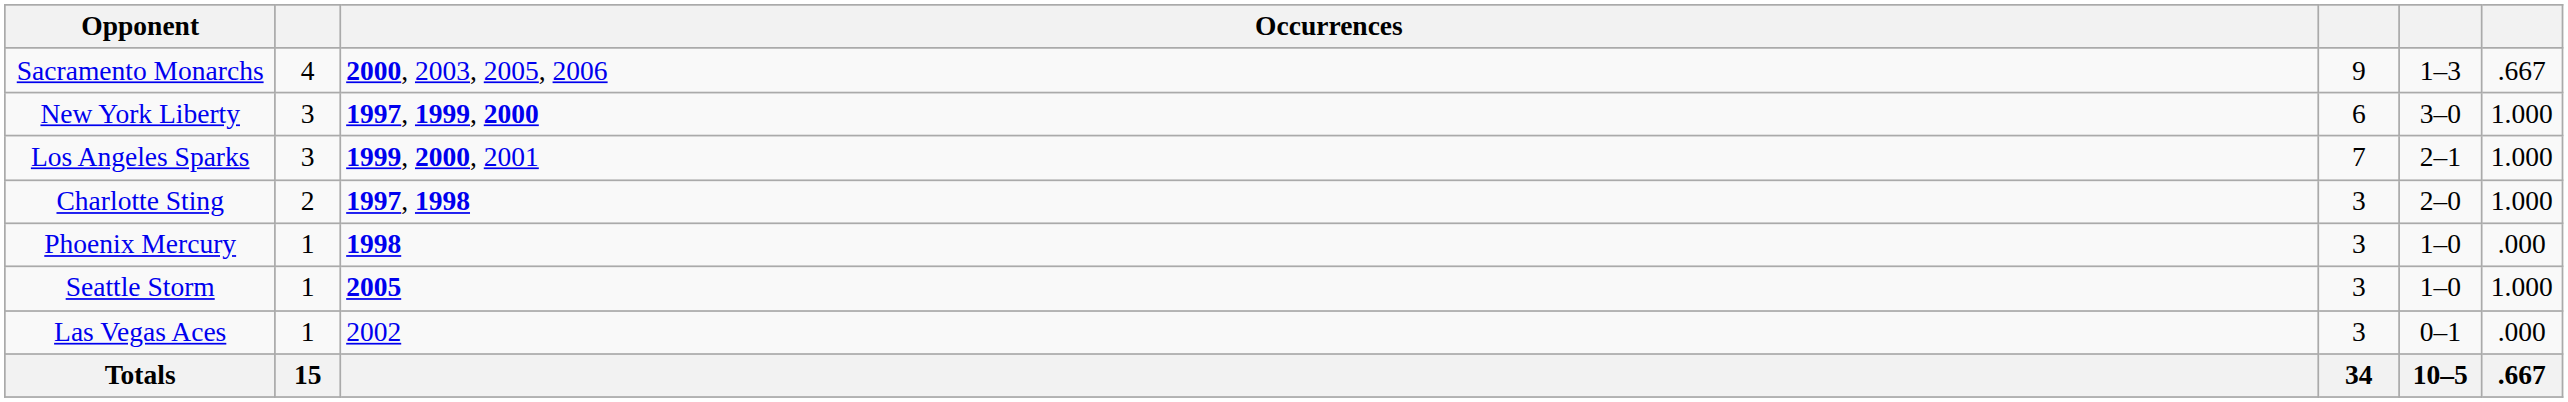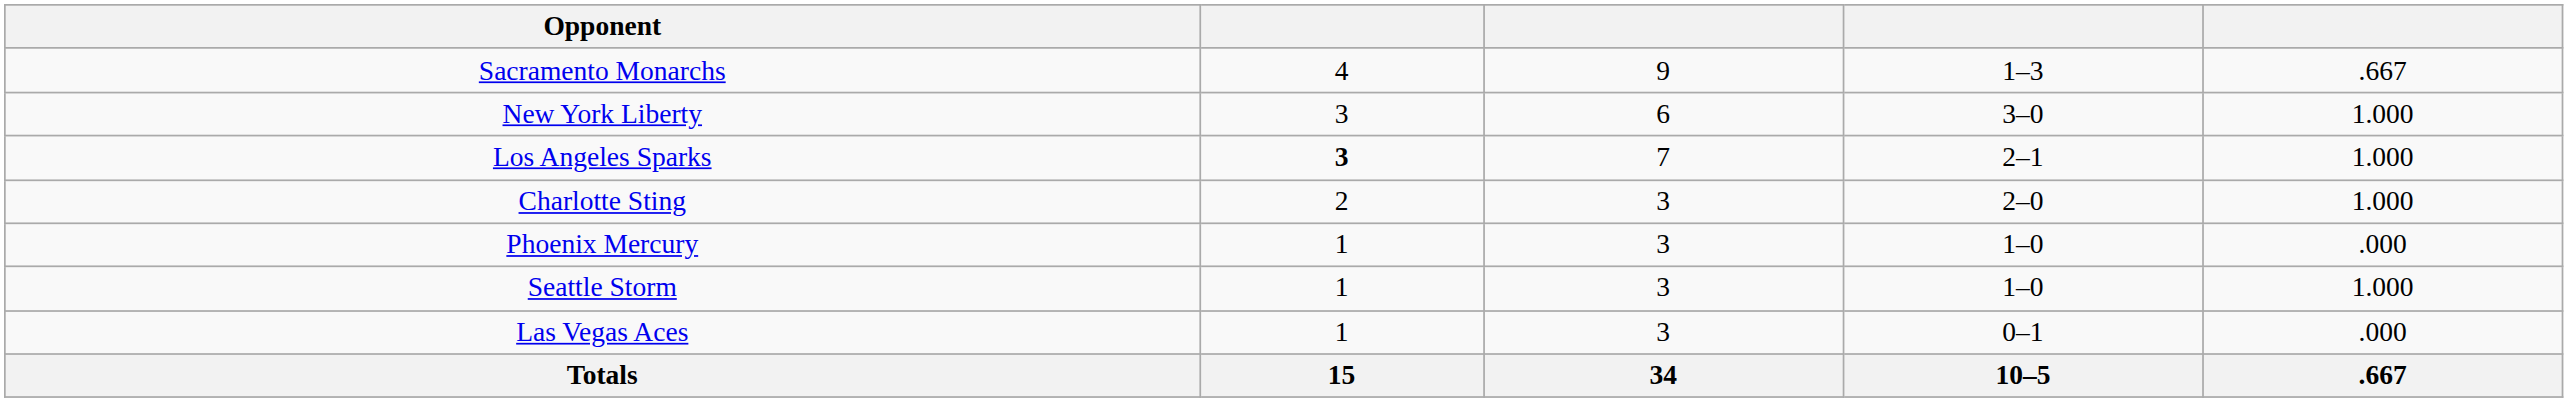- column: (1329, 26)
(308, 157) normal -> (1342, 157) bold
